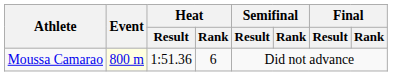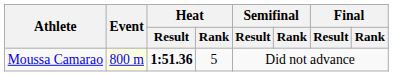(171, 60) normal -> (171, 60) bold
(213, 60) 6 -> (214, 60) 5
